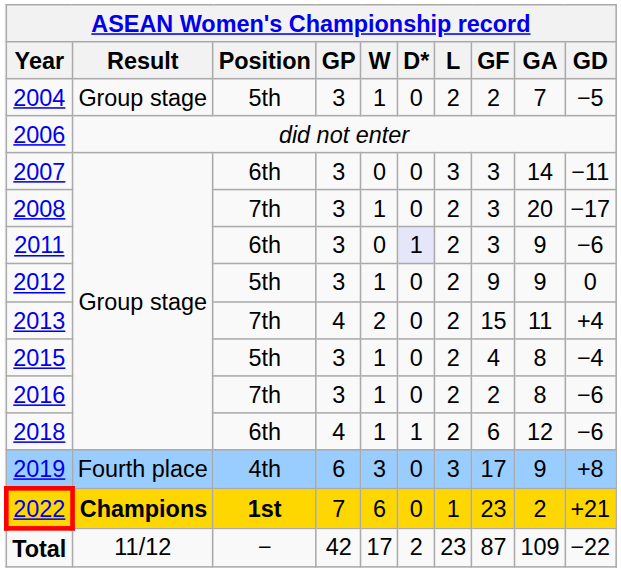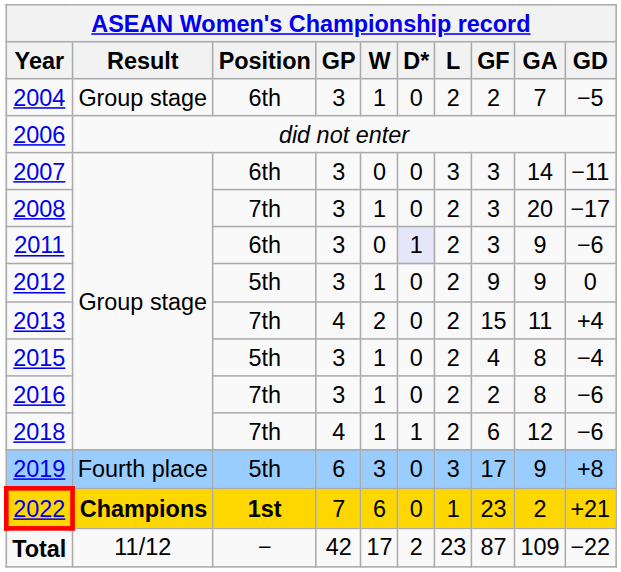(265, 98) 5th -> (265, 98) 6th
(265, 431) 6th -> (265, 431) 7th
(265, 469) 4th -> (265, 469) 5th
